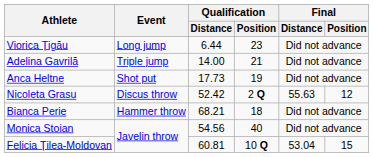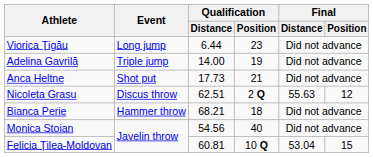(257, 62) 21 -> (257, 62) 19
(257, 79) 19 -> (257, 79) 21
(211, 95) 52.42 -> (211, 95) 62.51
